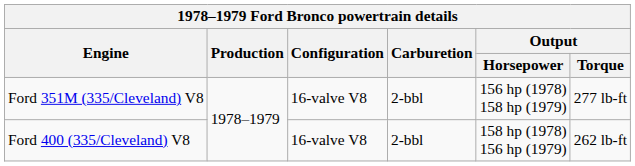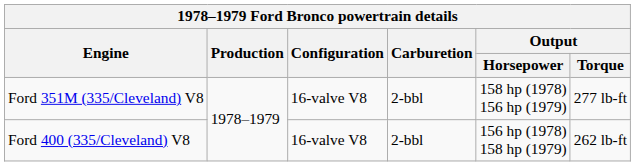(523, 98) 156 hp (1978) 158 hp (1979) -> (523, 98) 158 hp (1978) 156 hp (1979)
(523, 140) 158 hp (1978) 156 hp (1979) -> (523, 140) 156 hp (1978) 158 hp (1979)
